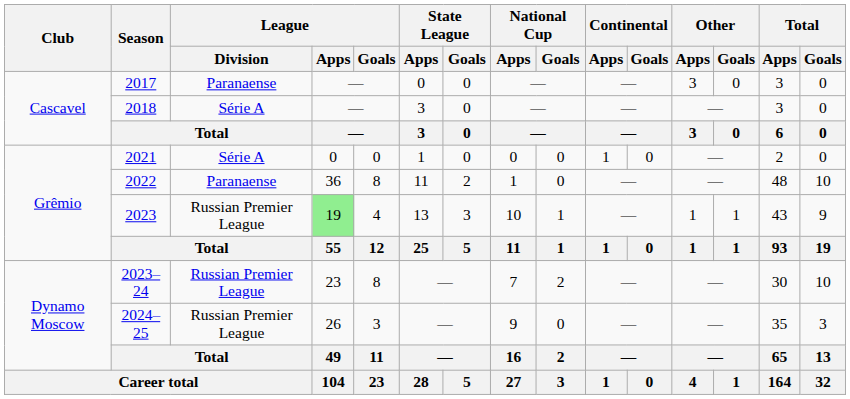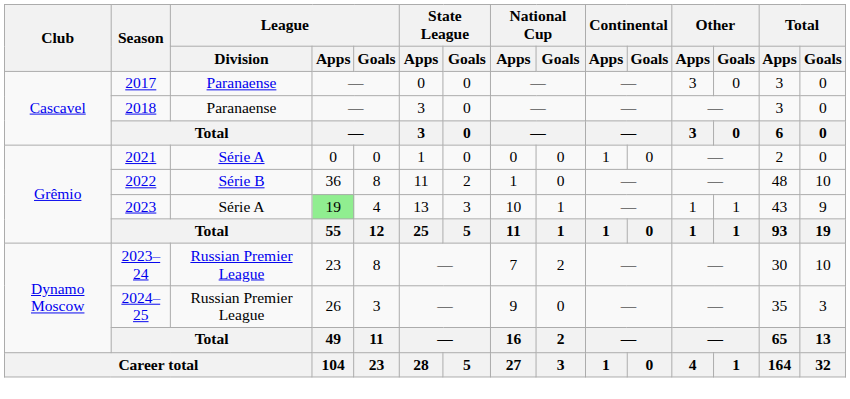(241, 108) Série A -> (241, 108) Paranaense
(241, 181) Paranaense -> (241, 181) Série B
(241, 215) Russian Premier League -> (241, 206) Série A
